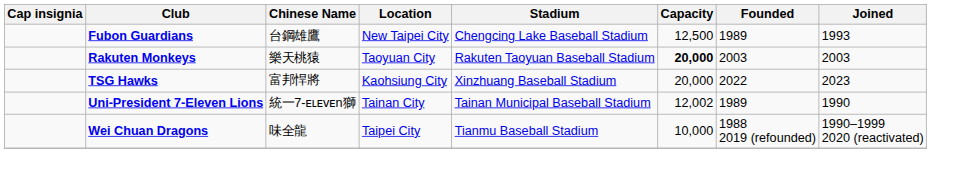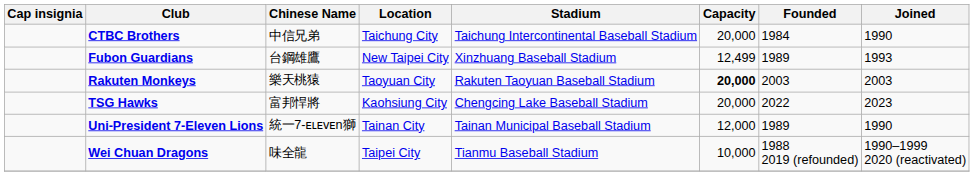+ row: (134, 35)
(551, 35) Chengcing Lake Baseball Stadium -> (535, 58) Xinzhuang Baseball Stadium
(694, 35) 12,500 -> (736, 58) 12,499
(535, 80) Xinzhuang Baseball Stadium -> (551, 103) Chengcing Lake Baseball Stadium
(694, 103) 12,002 -> (736, 125) 12,000
